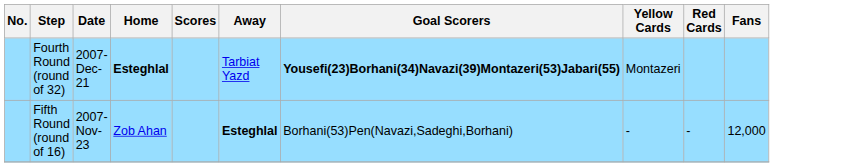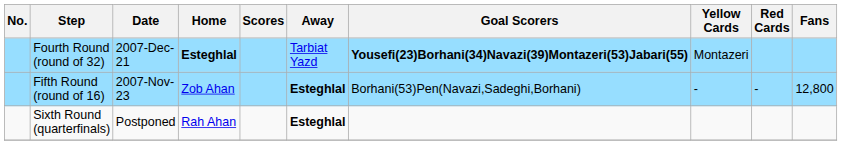(747, 131) 12,000 -> (815, 89) 12,800
+ row: (72, 122)
